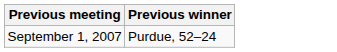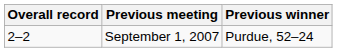+ column: (53, 15)
